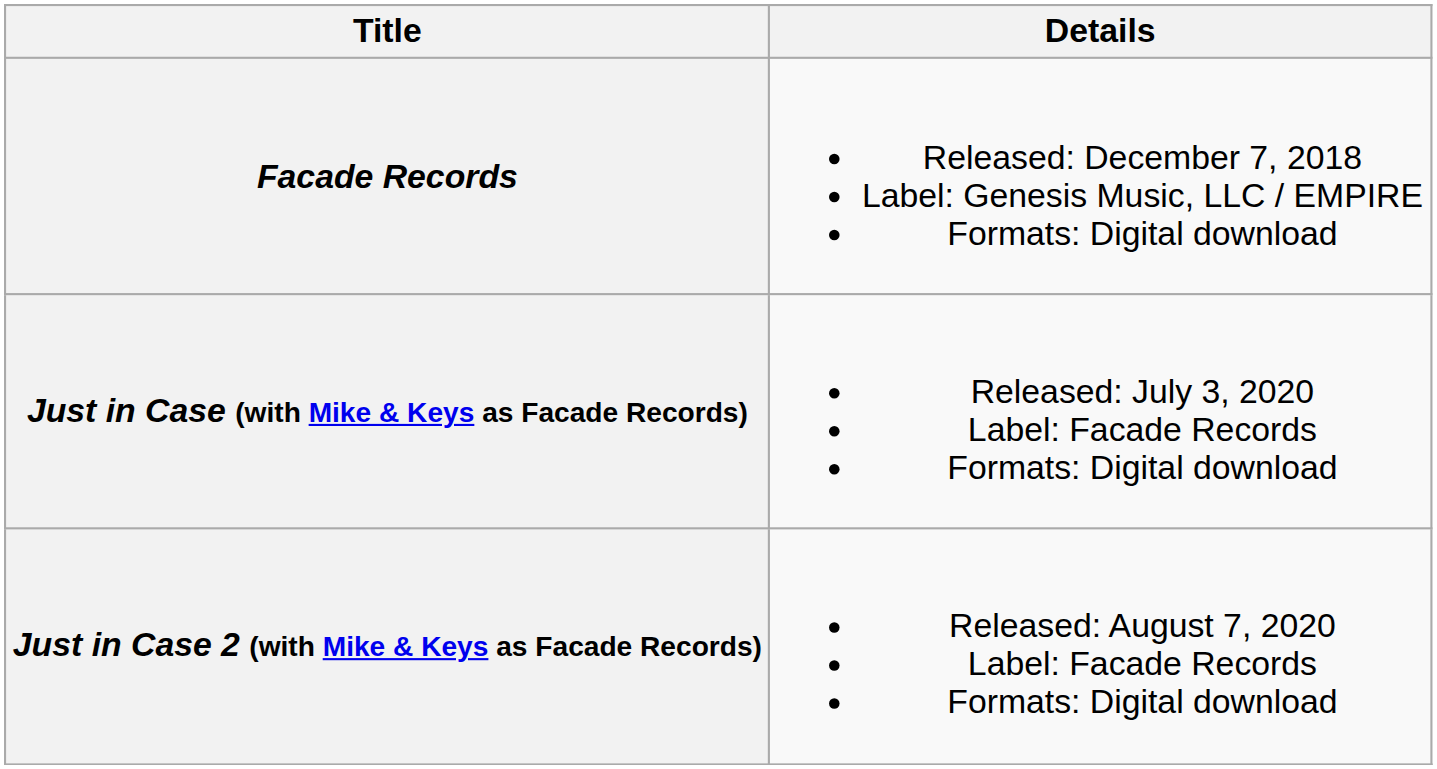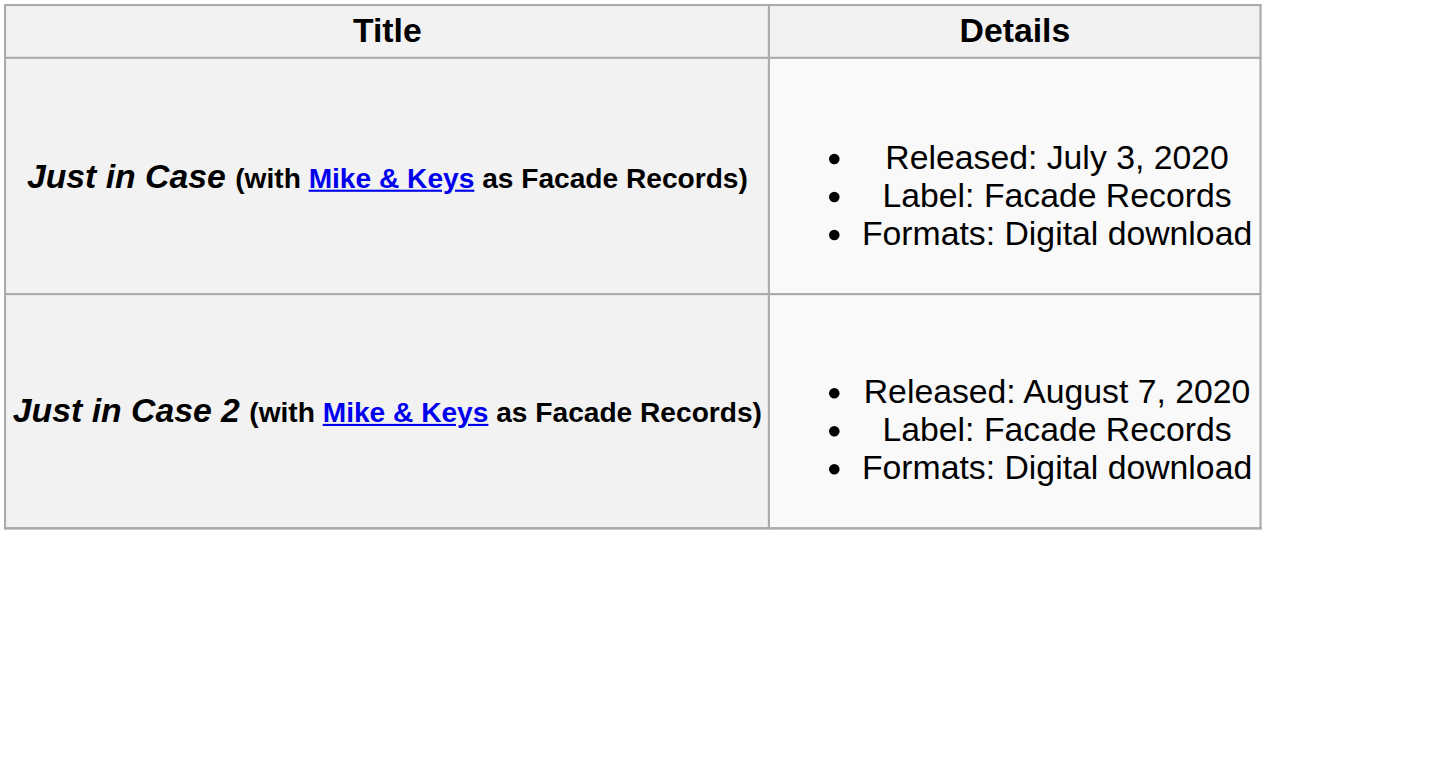- row: (387, 175)
